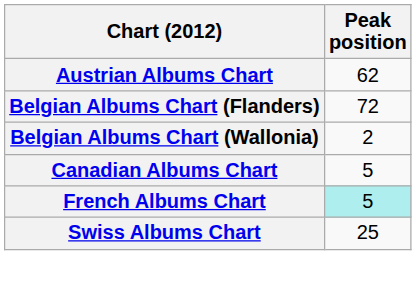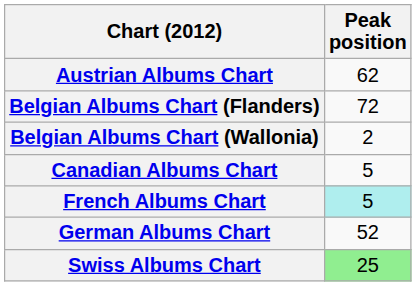+ row: (164, 233)
(368, 233) no background -> (368, 264) lightgreen background
